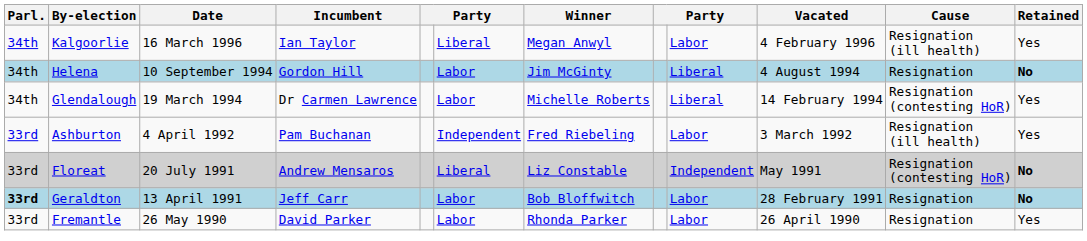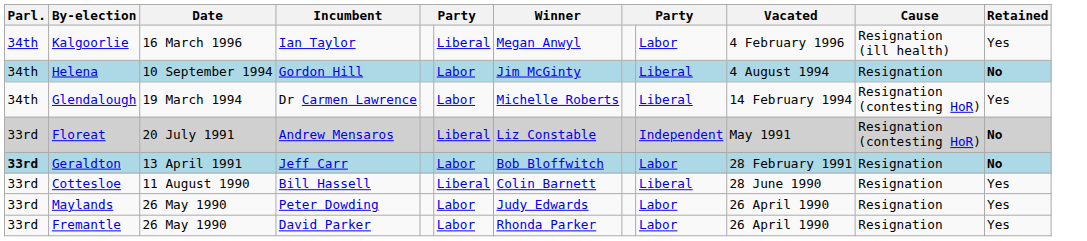- row: (86, 135)
+ row: (86, 184)
+ row: (83, 204)
